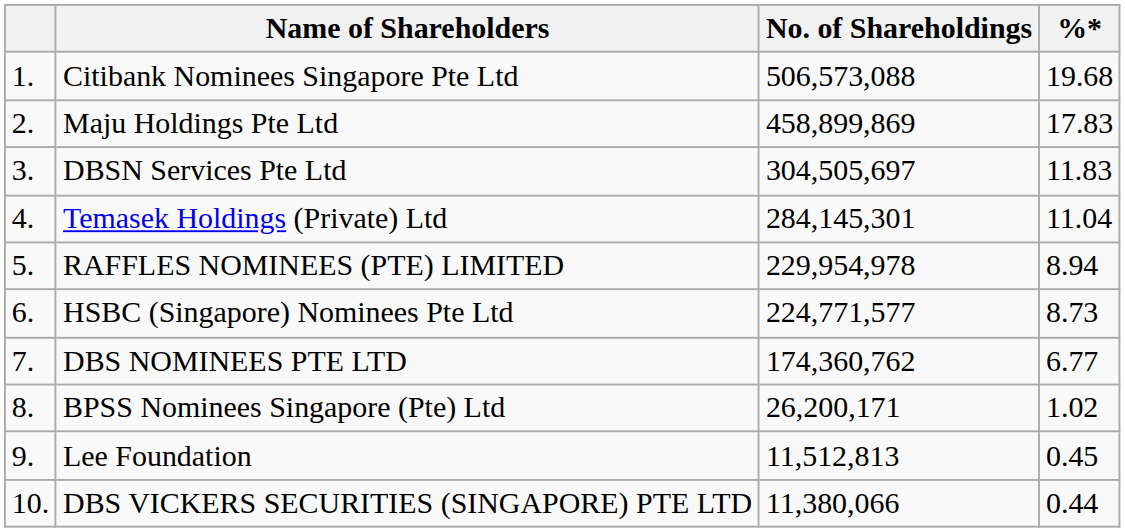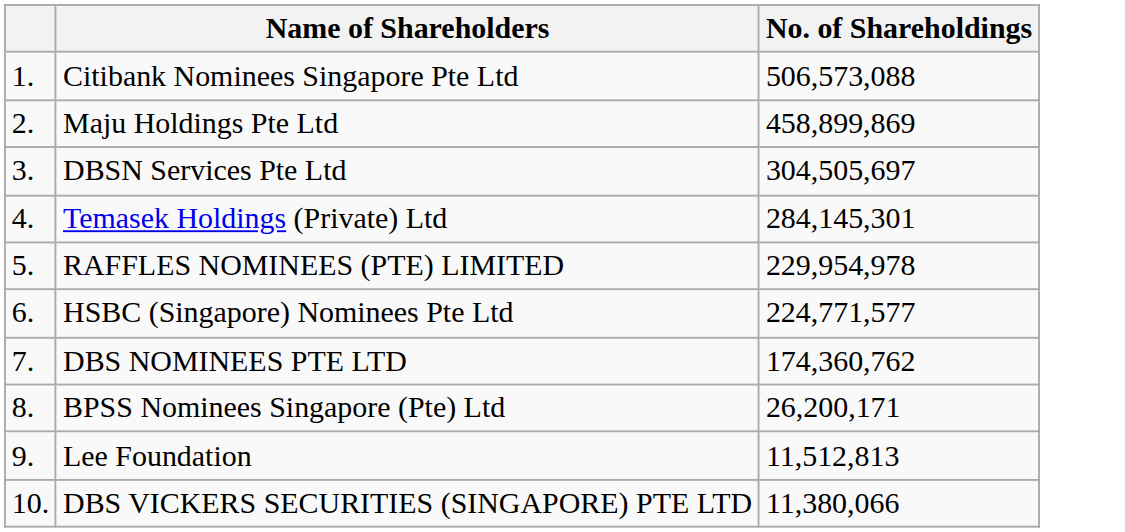- column: (1080, 28)
